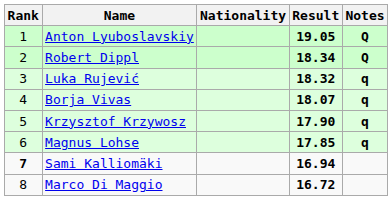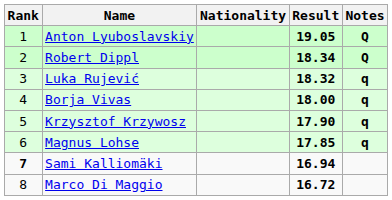(316, 100) 18.07 -> (316, 100) 18.00
